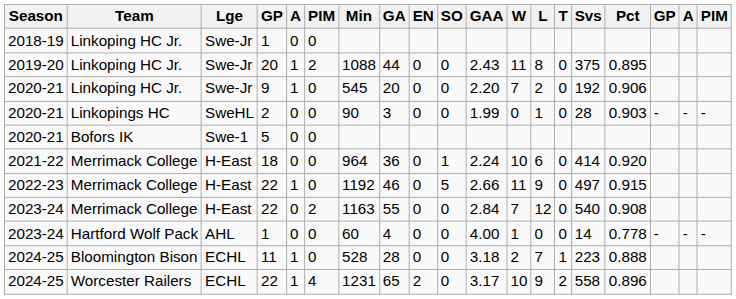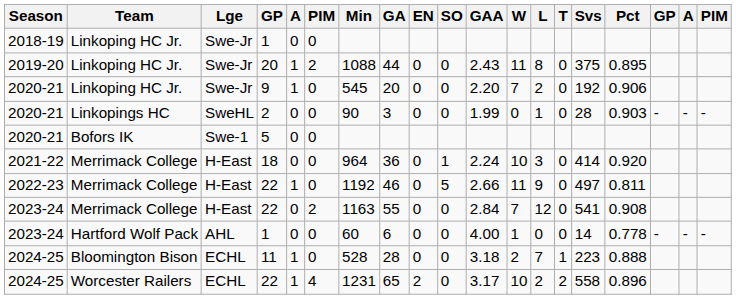(539, 161) 6 -> (539, 161) 3
(628, 185) 0.915 -> (627, 185) 0.811
(587, 209) 540 -> (587, 209) 541
(387, 233) 4 -> (387, 233) 6
(539, 281) 9 -> (539, 281) 2
